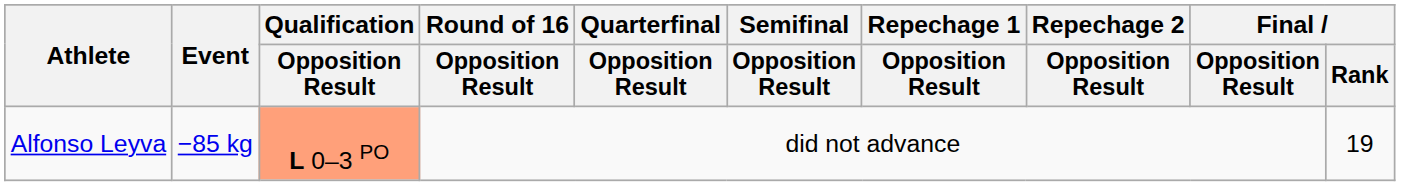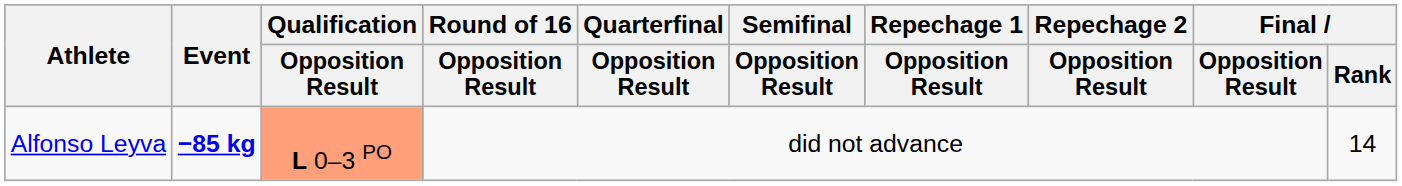(215, 144) normal -> (217, 144) bold
(1360, 144) 19 -> (1362, 144) 14
